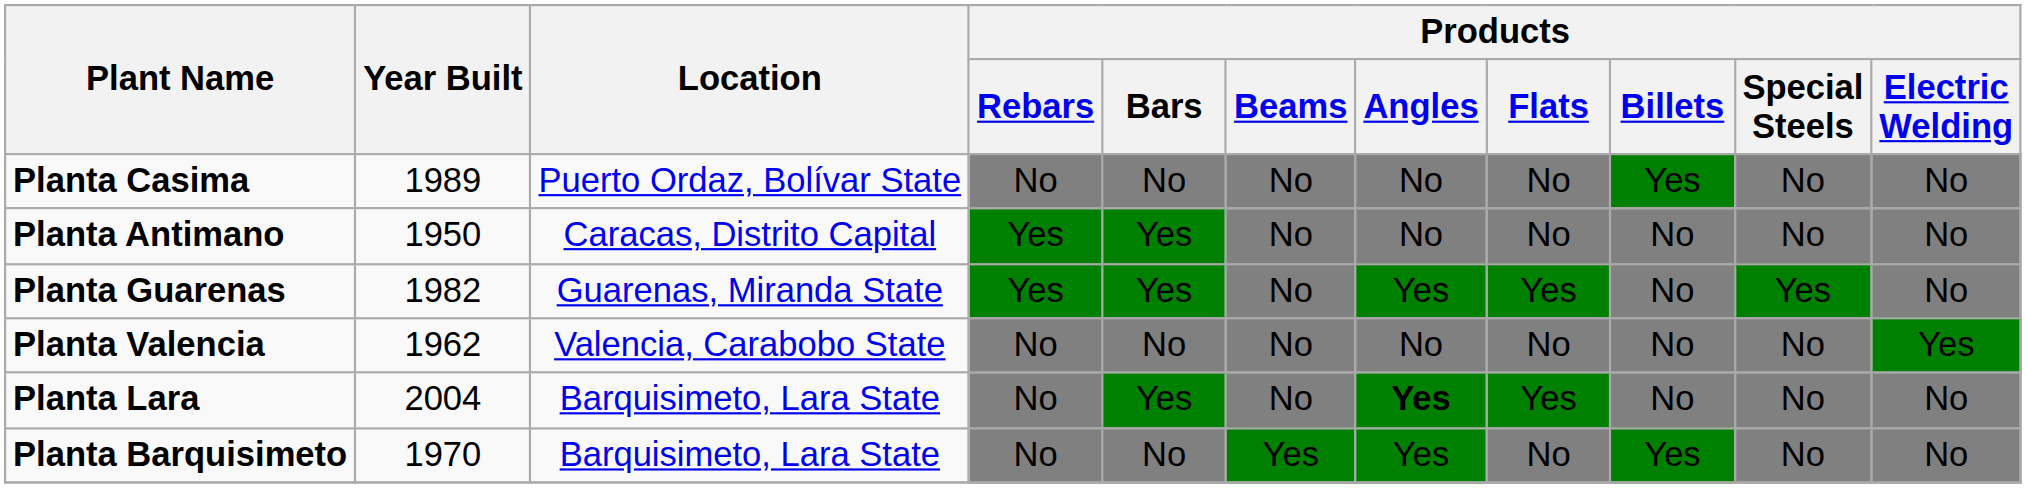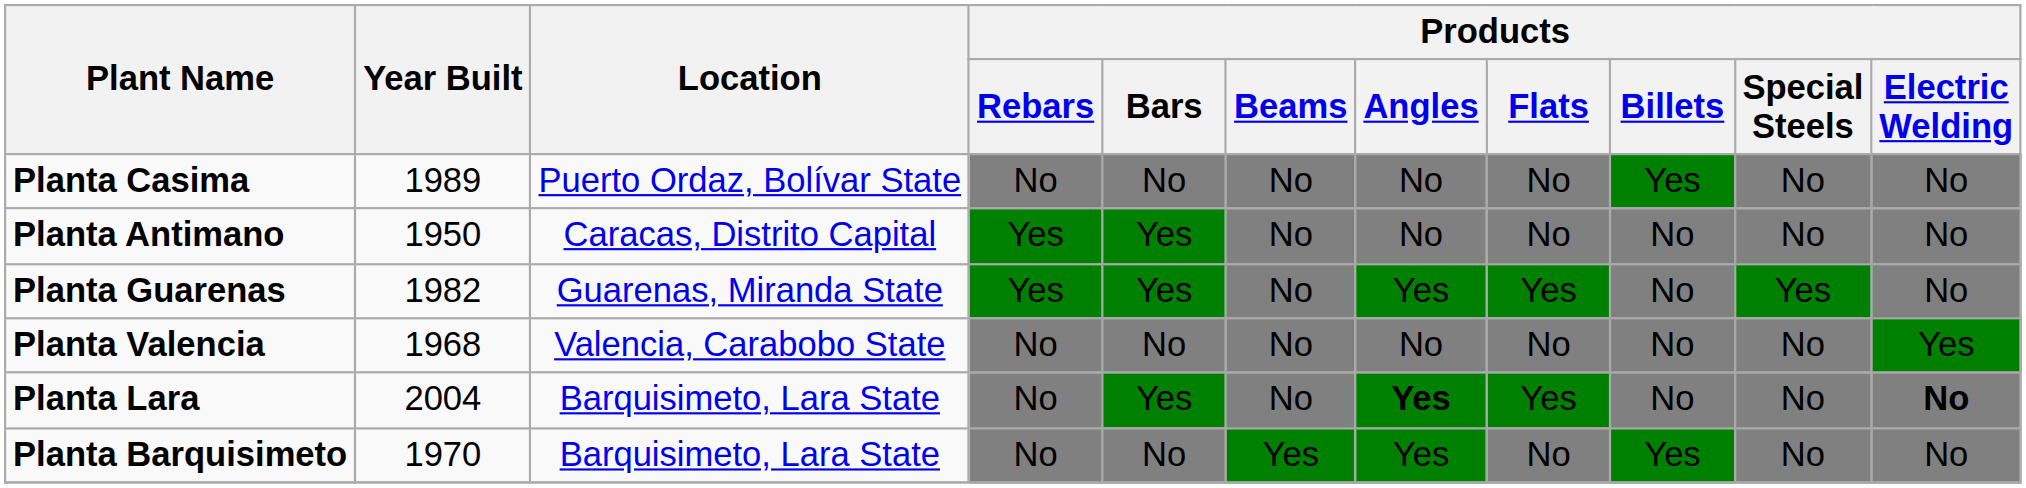(443, 344) 1962 -> (443, 344) 1968
(1946, 399) normal -> (1946, 399) bold
